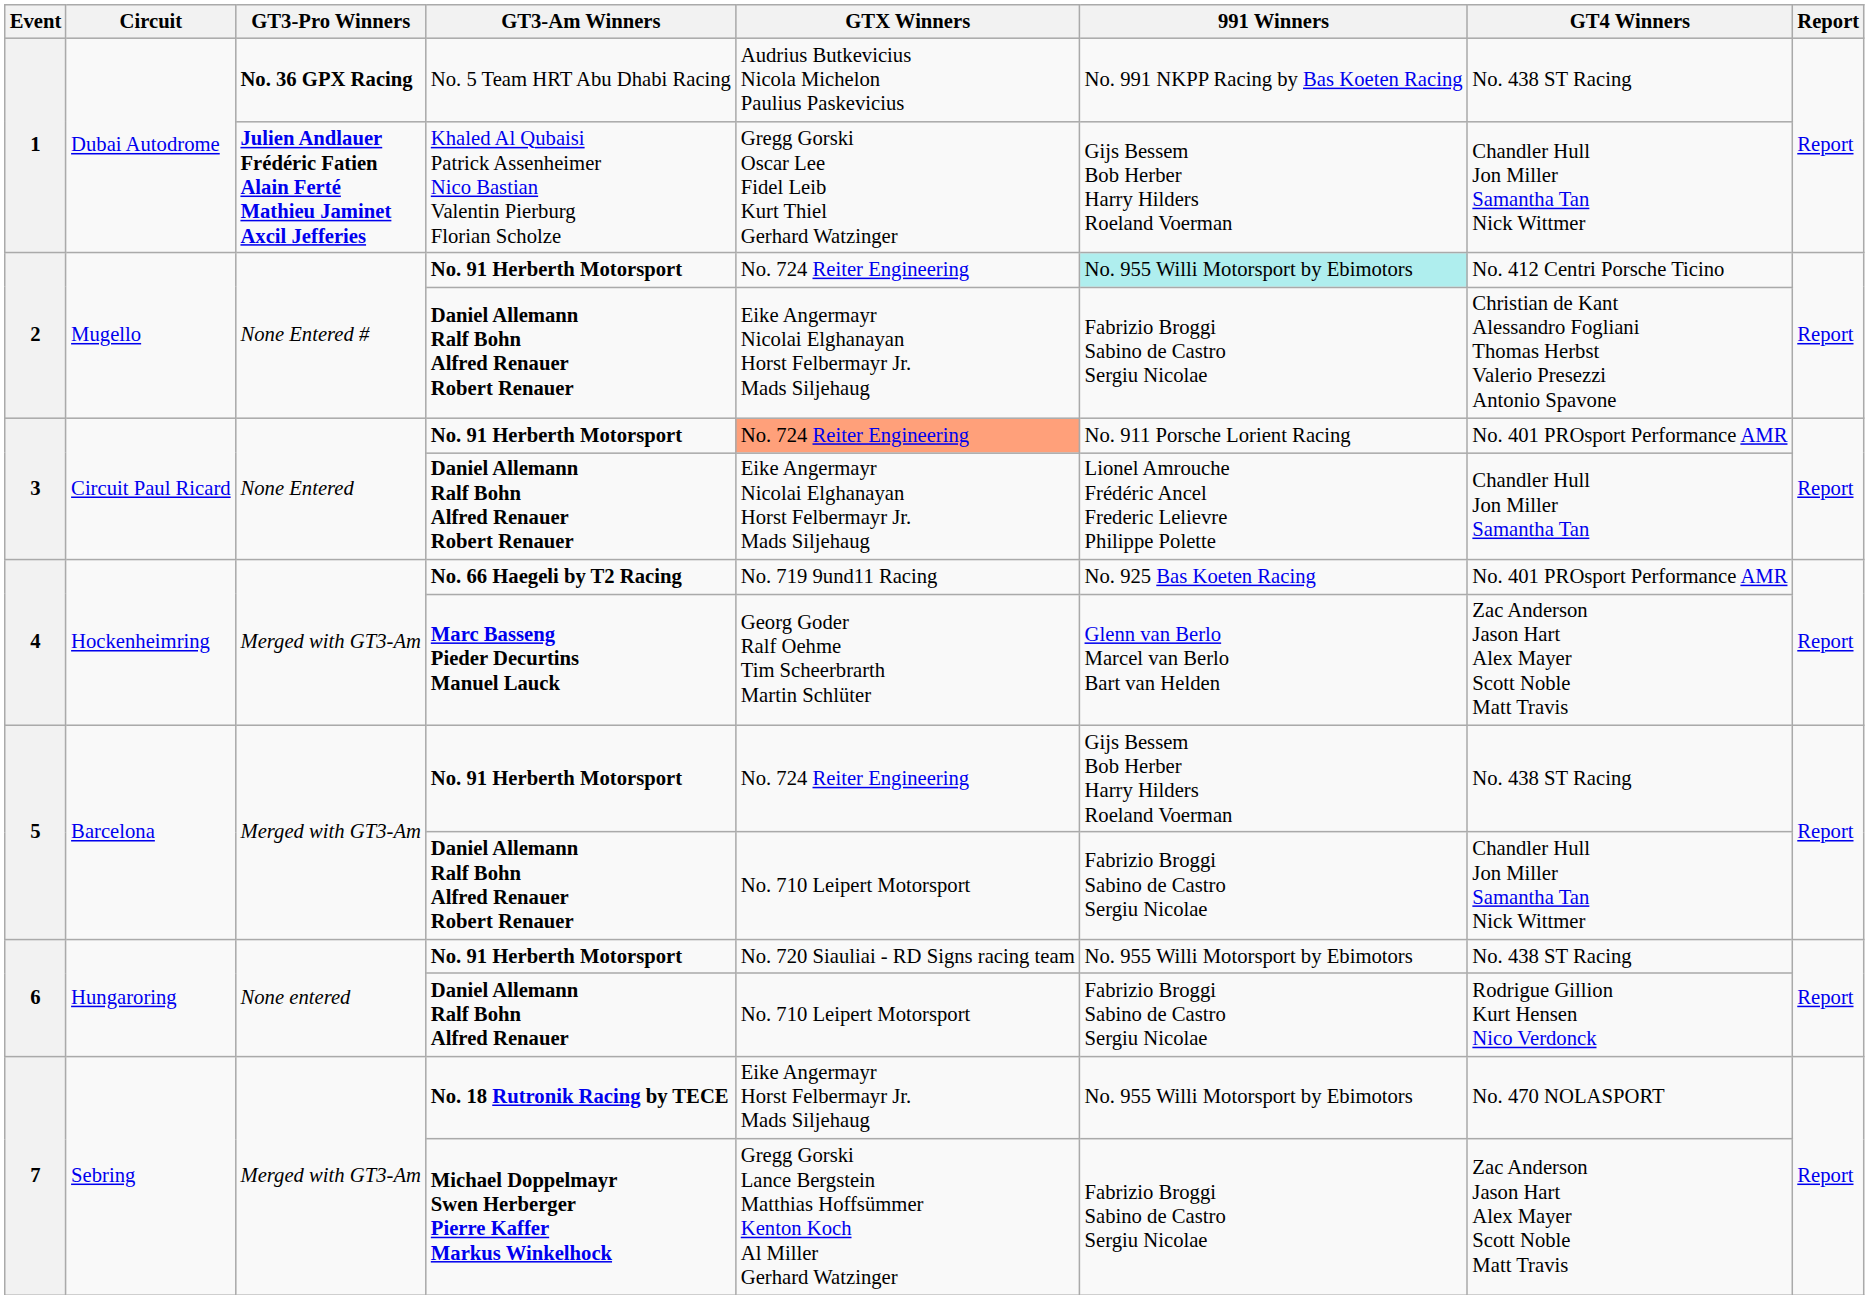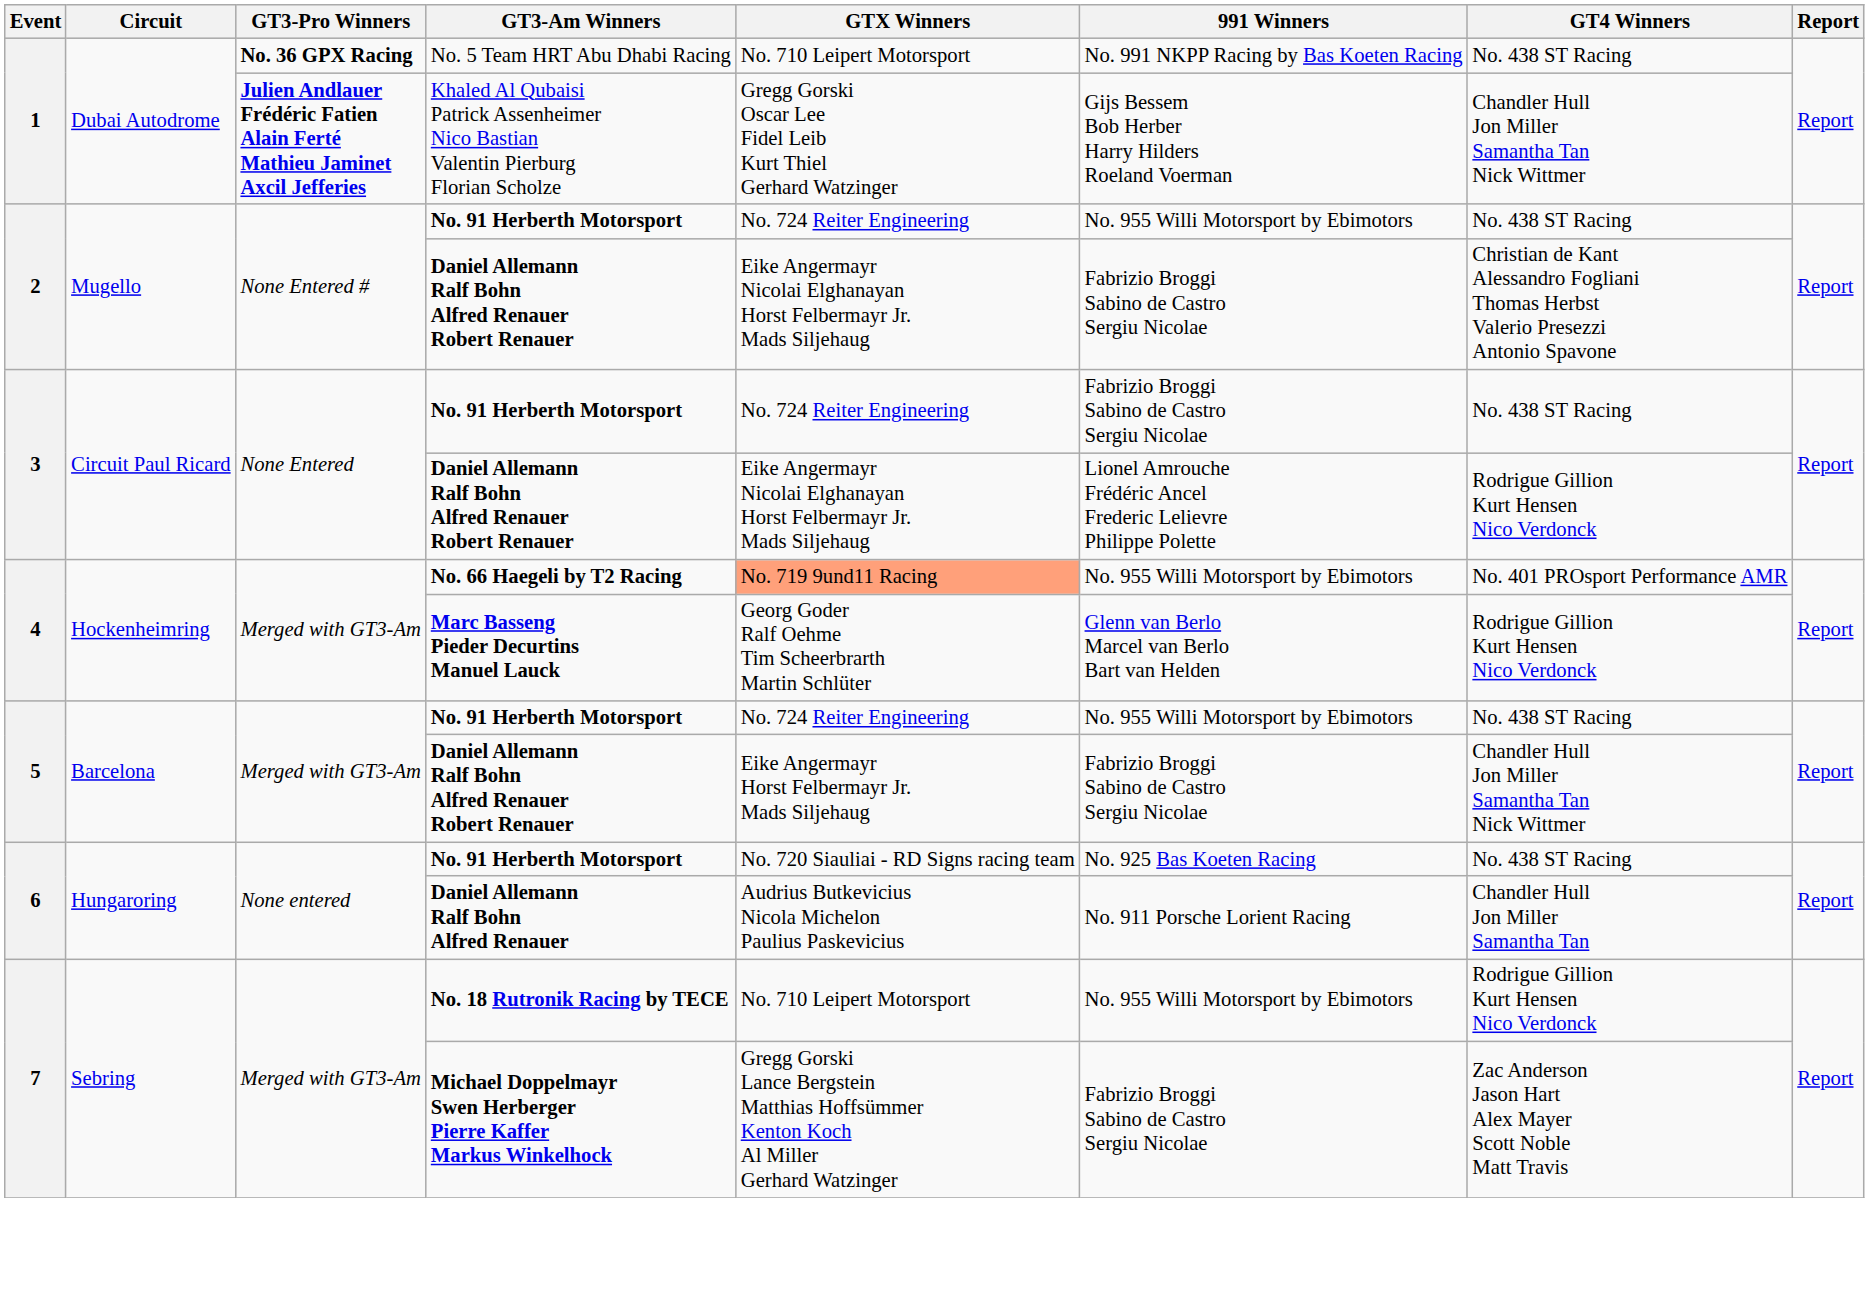(826, 79) Audrius Butkevicius Nicola Michelon Paulius Paskevicius -> (856, 55) No. 710 Leipert Motorsport
(1249, 269) paleturquoise background -> (1249, 220) no background
(1598, 269) No. 412 Centri Porsche Ticino -> (1552, 220) No. 438 ST Racing
(855, 434) lightsalmon background -> (855, 410) no background
(1218, 434) No. 911 Porsche Lorient Racing -> (1155, 410) Fabrizio Broggi Sabino de Castro Sergiu Nicolae
(1630, 434) No. 401 PROsport Performance AMR -> (1552, 410) No. 438 ST Racing
(1531, 505) Chandler Hull Jon Miller Samantha Tan -> (1543, 505) Rodrigue Gillion Kurt Hensen Nico Verdonck
(839, 576) no background -> (839, 576) lightsalmon background
(1200, 576) No. 925 Bas Koeten Racing -> (1249, 576) No. 955 Willi Motorsport by Ebimotors
(1530, 658) Zac Anderson Jason Hart Alex Mayer Scott Noble Matt Travis -> (1543, 646) Rodrigue Gillion Kurt Hensen Nico Verdonck
(1158, 778) Gijs Bessem Bob Herber Harry Hilders Roeland Voerman -> (1249, 717) No. 955 Willi Motorsport by Ebimotors
(856, 885) No. 710 Leipert Motorsport -> (826, 787) Eike Angermayr Horst Felbermayr Jr. Mads Siljehaug
(1249, 955) No. 955 Willi Motorsport by Ebimotors -> (1200, 858) No. 925 Bas Koeten Racing
(856, 1014) No. 710 Leipert Motorsport -> (826, 916) Audrius Butkevicius Nicola Michelon Paulius Paskevicius
(1155, 1014) Fabrizio Broggi Sabino de Castro Sergiu Nicolae -> (1218, 916) No. 911 Porsche Lorient Racing
(1543, 1014) Rodrigue Gillion Kurt Hensen Nico Verdonck -> (1531, 916) Chandler Hull Jon Miller Samantha Tan
(826, 1096) Eike Angermayr Horst Felbermayr Jr. Mads Siljehaug -> (856, 999) No. 710 Leipert Motorsport
(1568, 1096) No. 470 NOLASPORT -> (1543, 999) Rodrigue Gillion Kurt Hensen Nico Verdonck
